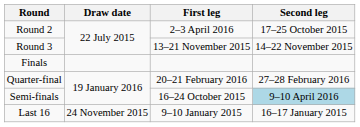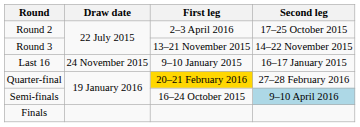rows swapped: (34, 113) <-> (34, 63)
(202, 79) no background -> (202, 79) gold background
